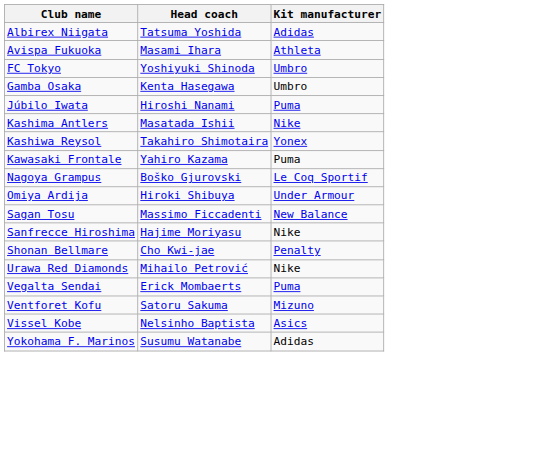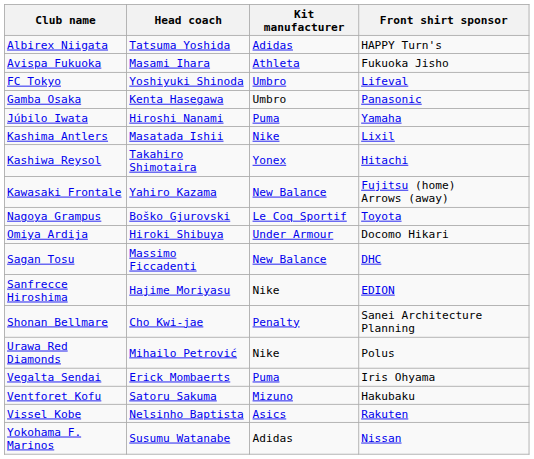+ column: (444, 20)
(287, 159) Puma -> (290, 192) New Balance
